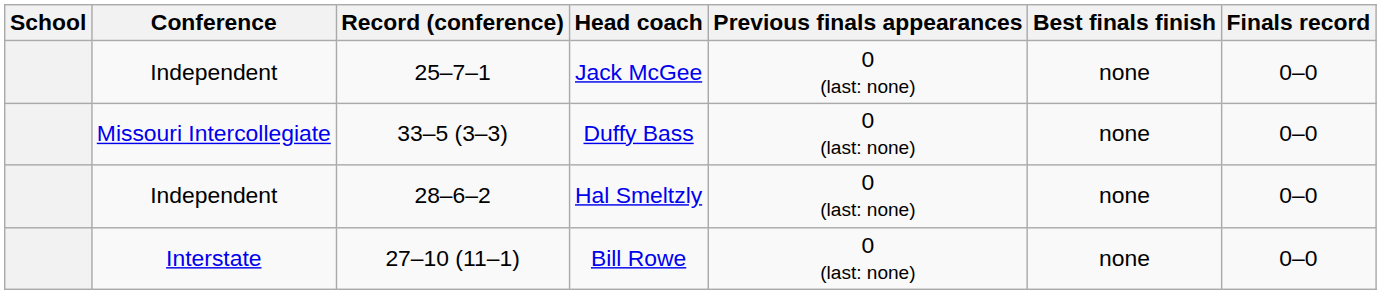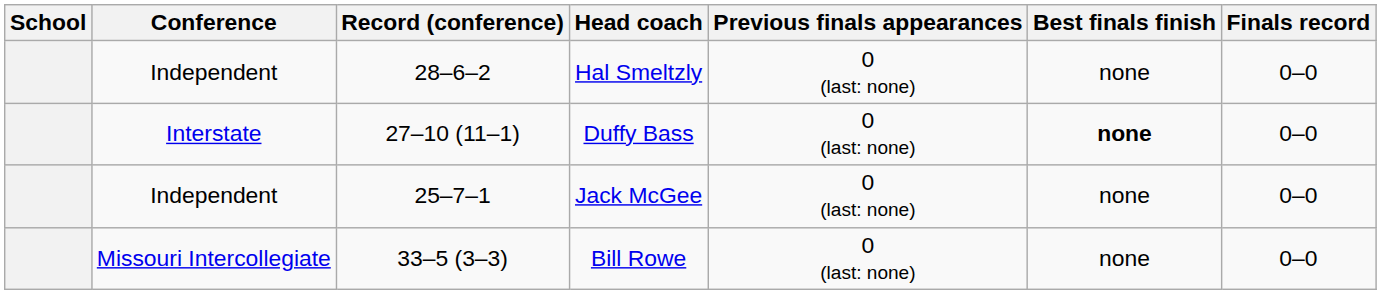rows swapped: (639, 195) <-> (639, 71)
(214, 133) Missouri Intercollegiate -> (214, 133) Interstate
(453, 133) 33–5 (3–3) -> (453, 133) 27–10 (11–1)
(1124, 133) normal -> (1124, 133) bold
(214, 257) Interstate -> (214, 257) Missouri Intercollegiate
(453, 257) 27–10 (11–1) -> (453, 257) 33–5 (3–3)
